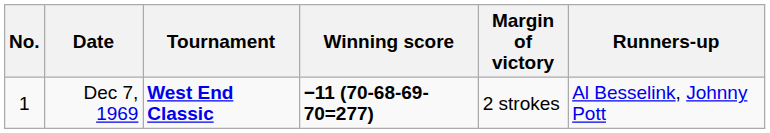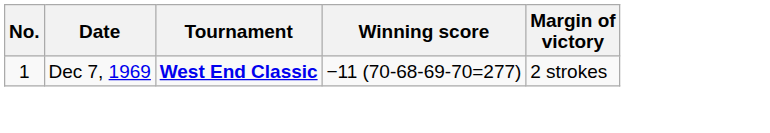- column: (666, 41)
(366, 103) bold -> (424, 71) normal
